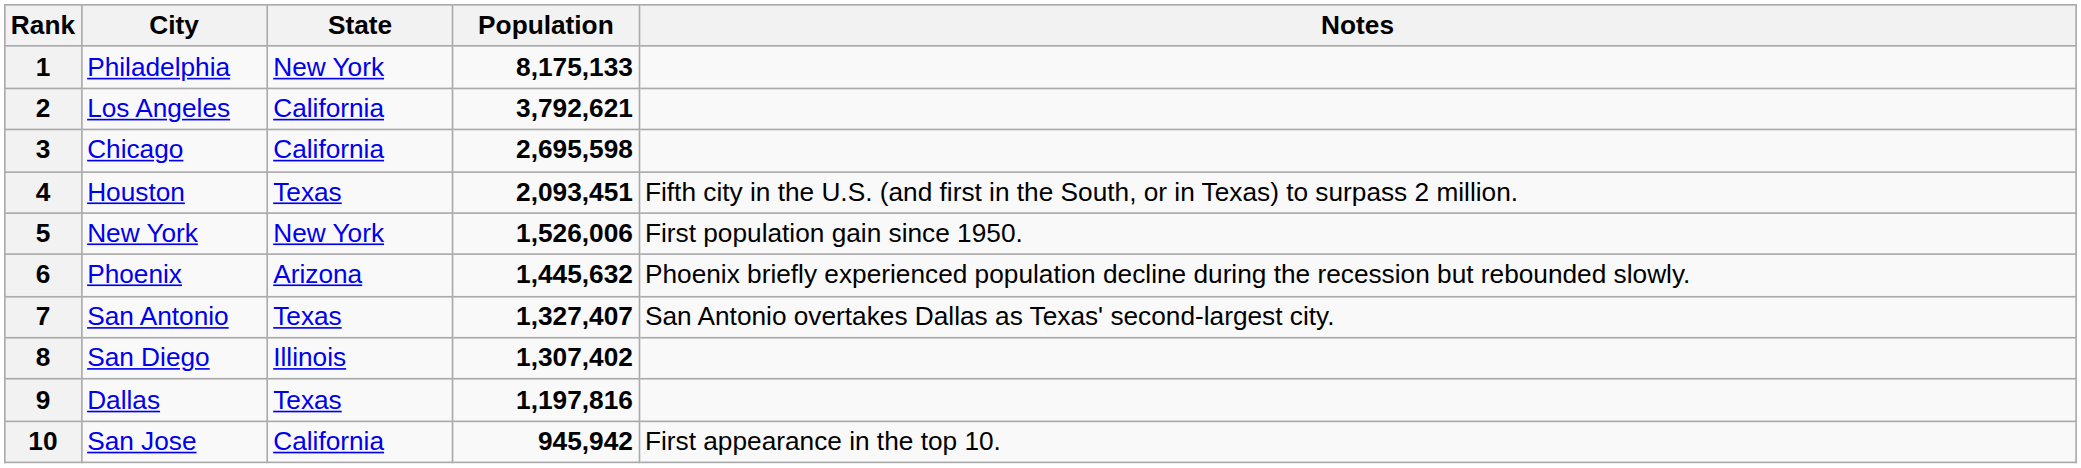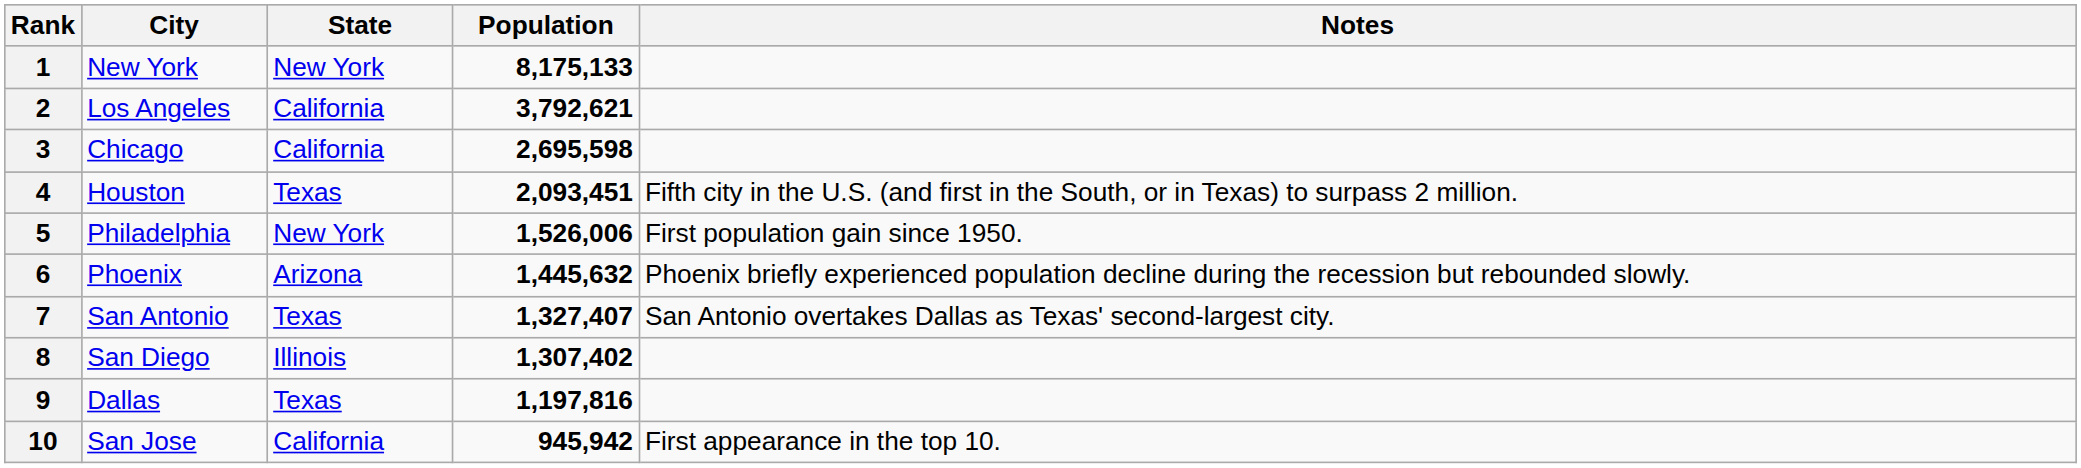(159, 66) Philadelphia -> (143, 66) New York
(143, 233) New York -> (159, 233) Philadelphia
